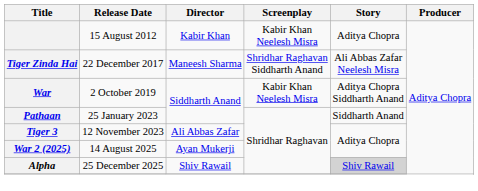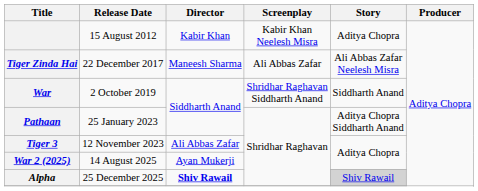(287, 64) Shridhar Raghavan Siddharth Anand -> (287, 64) Ali Abbas Zafar
(287, 92) Kabir Khan Neelesh Misra -> (287, 92) Shridhar Raghavan Siddharth Anand
(368, 92) Aditya Chopra Siddharth Anand -> (368, 92) Siddharth Anand
(368, 115) Siddharth Anand -> (368, 121) Aditya Chopra Siddharth Anand
(205, 165) normal -> (205, 177) bold
